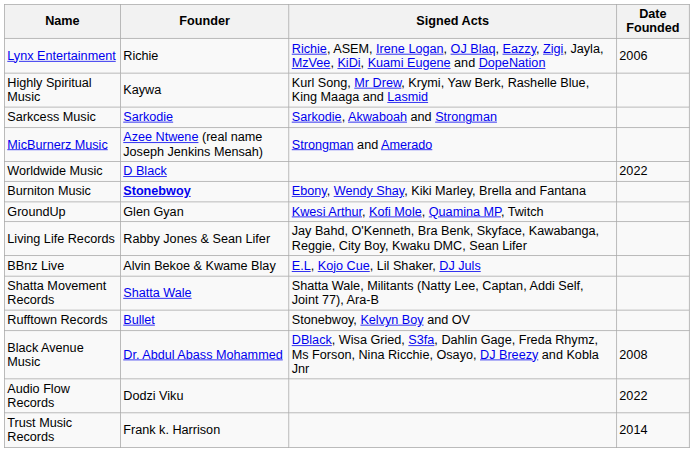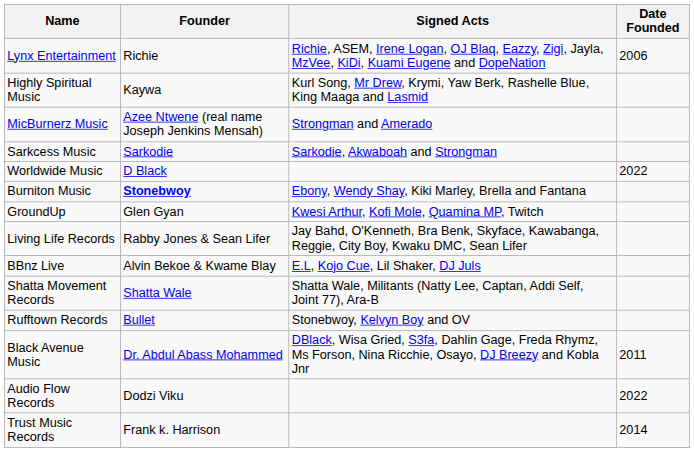rows swapped: (52, 117) <-> (58, 144)
(633, 354) 2008 -> (633, 354) 2011
